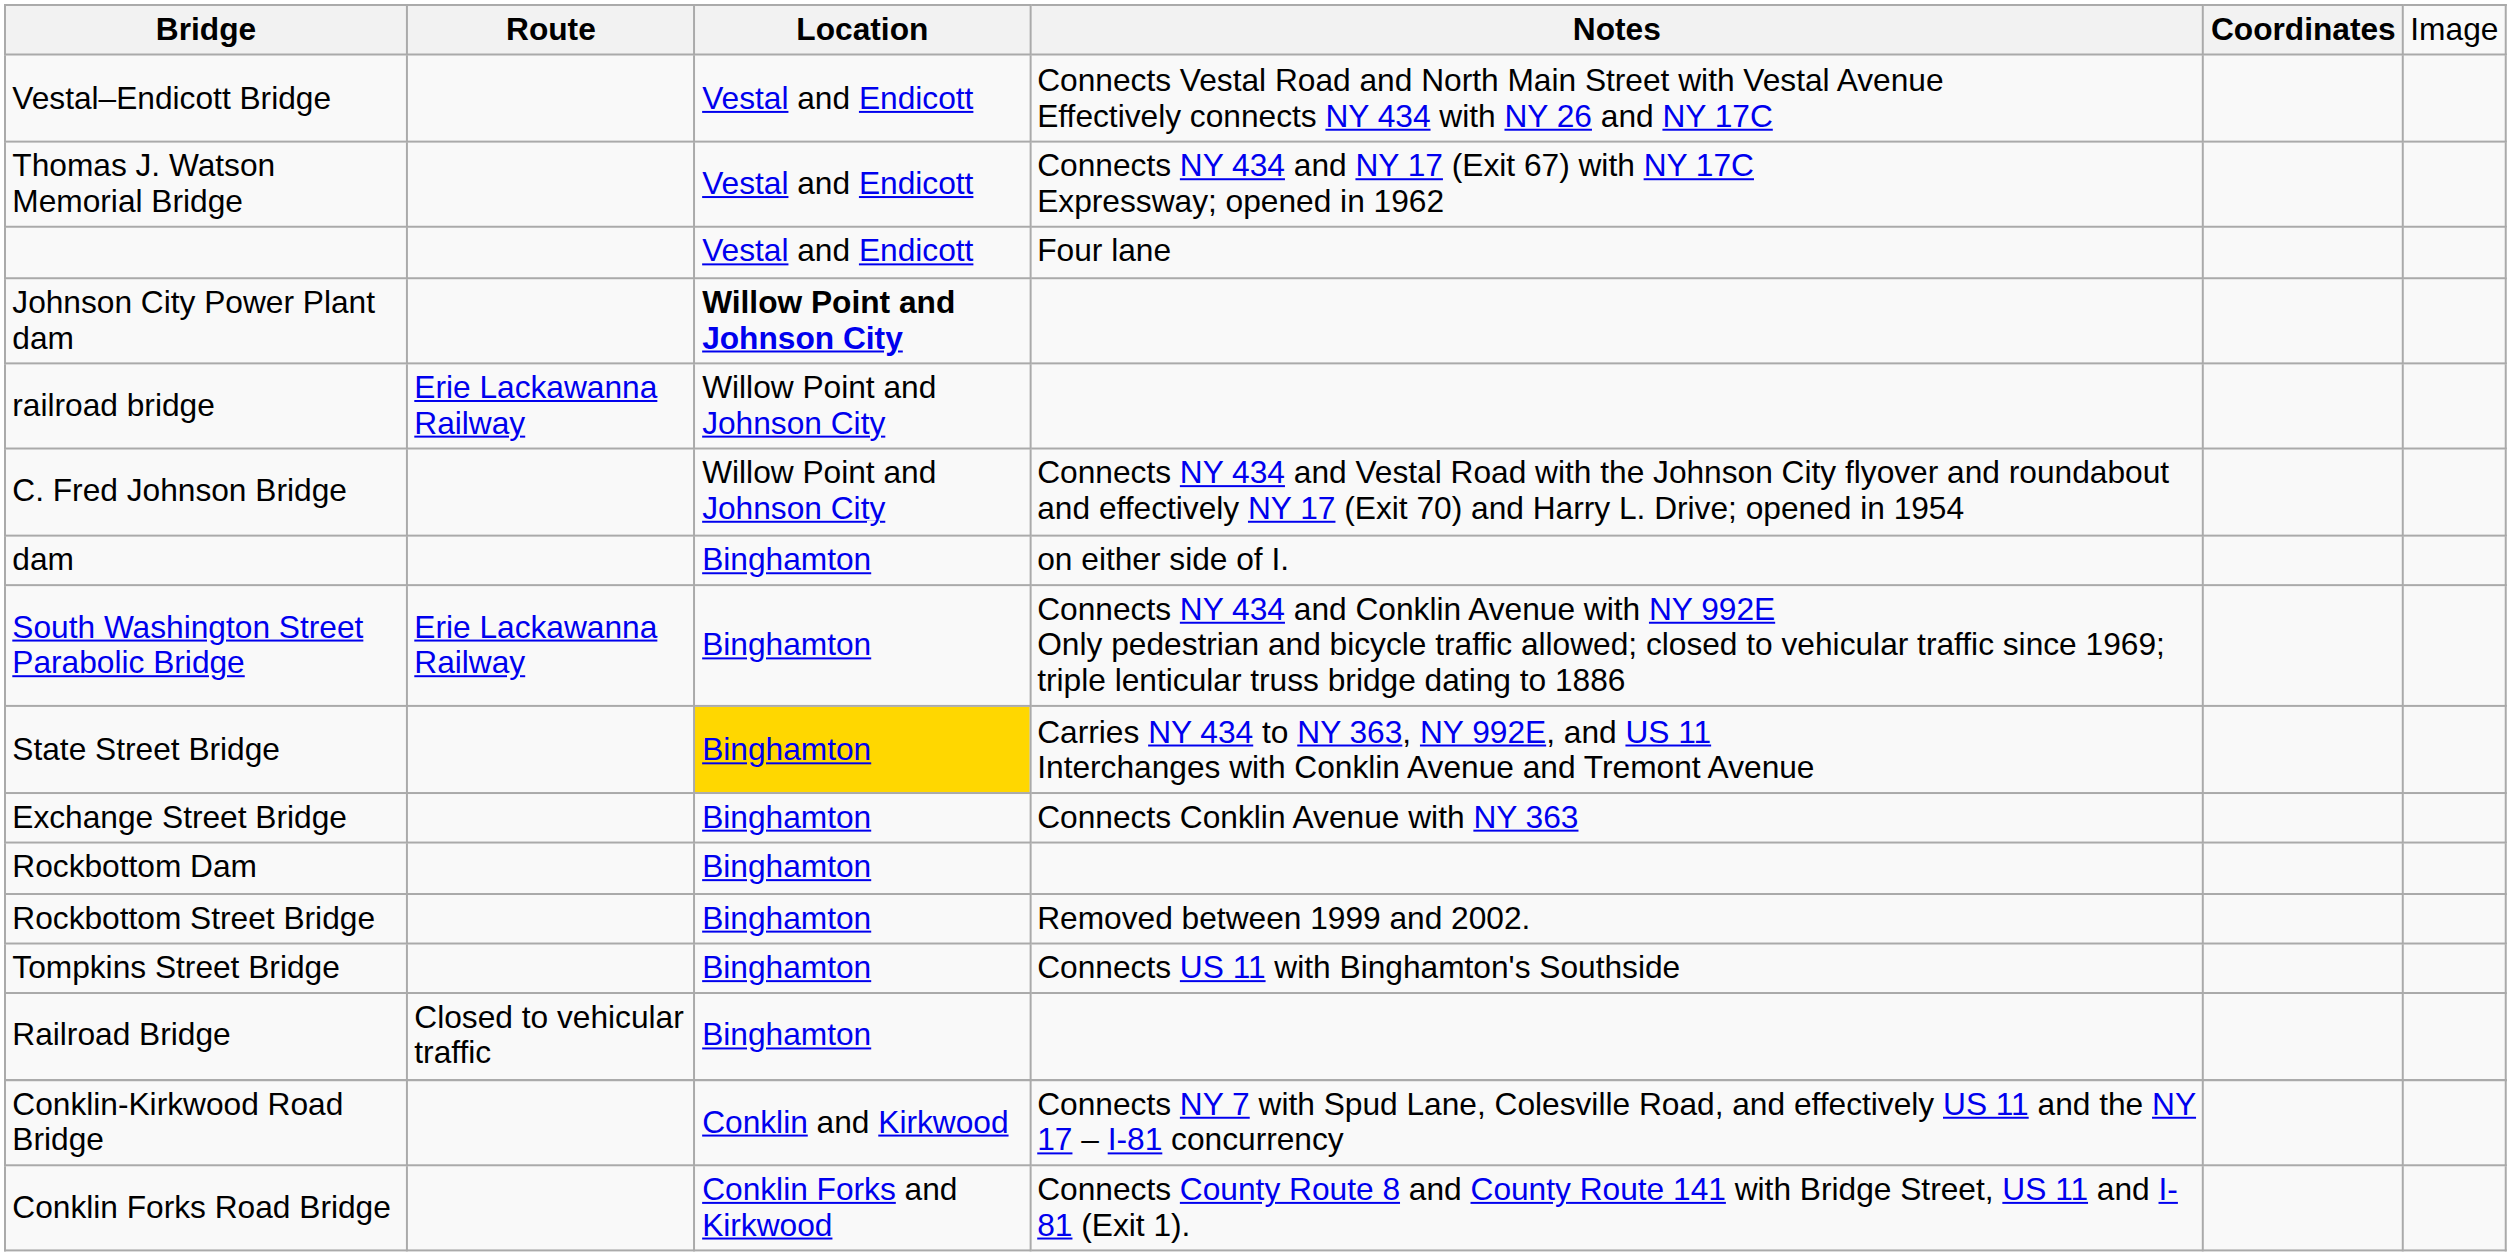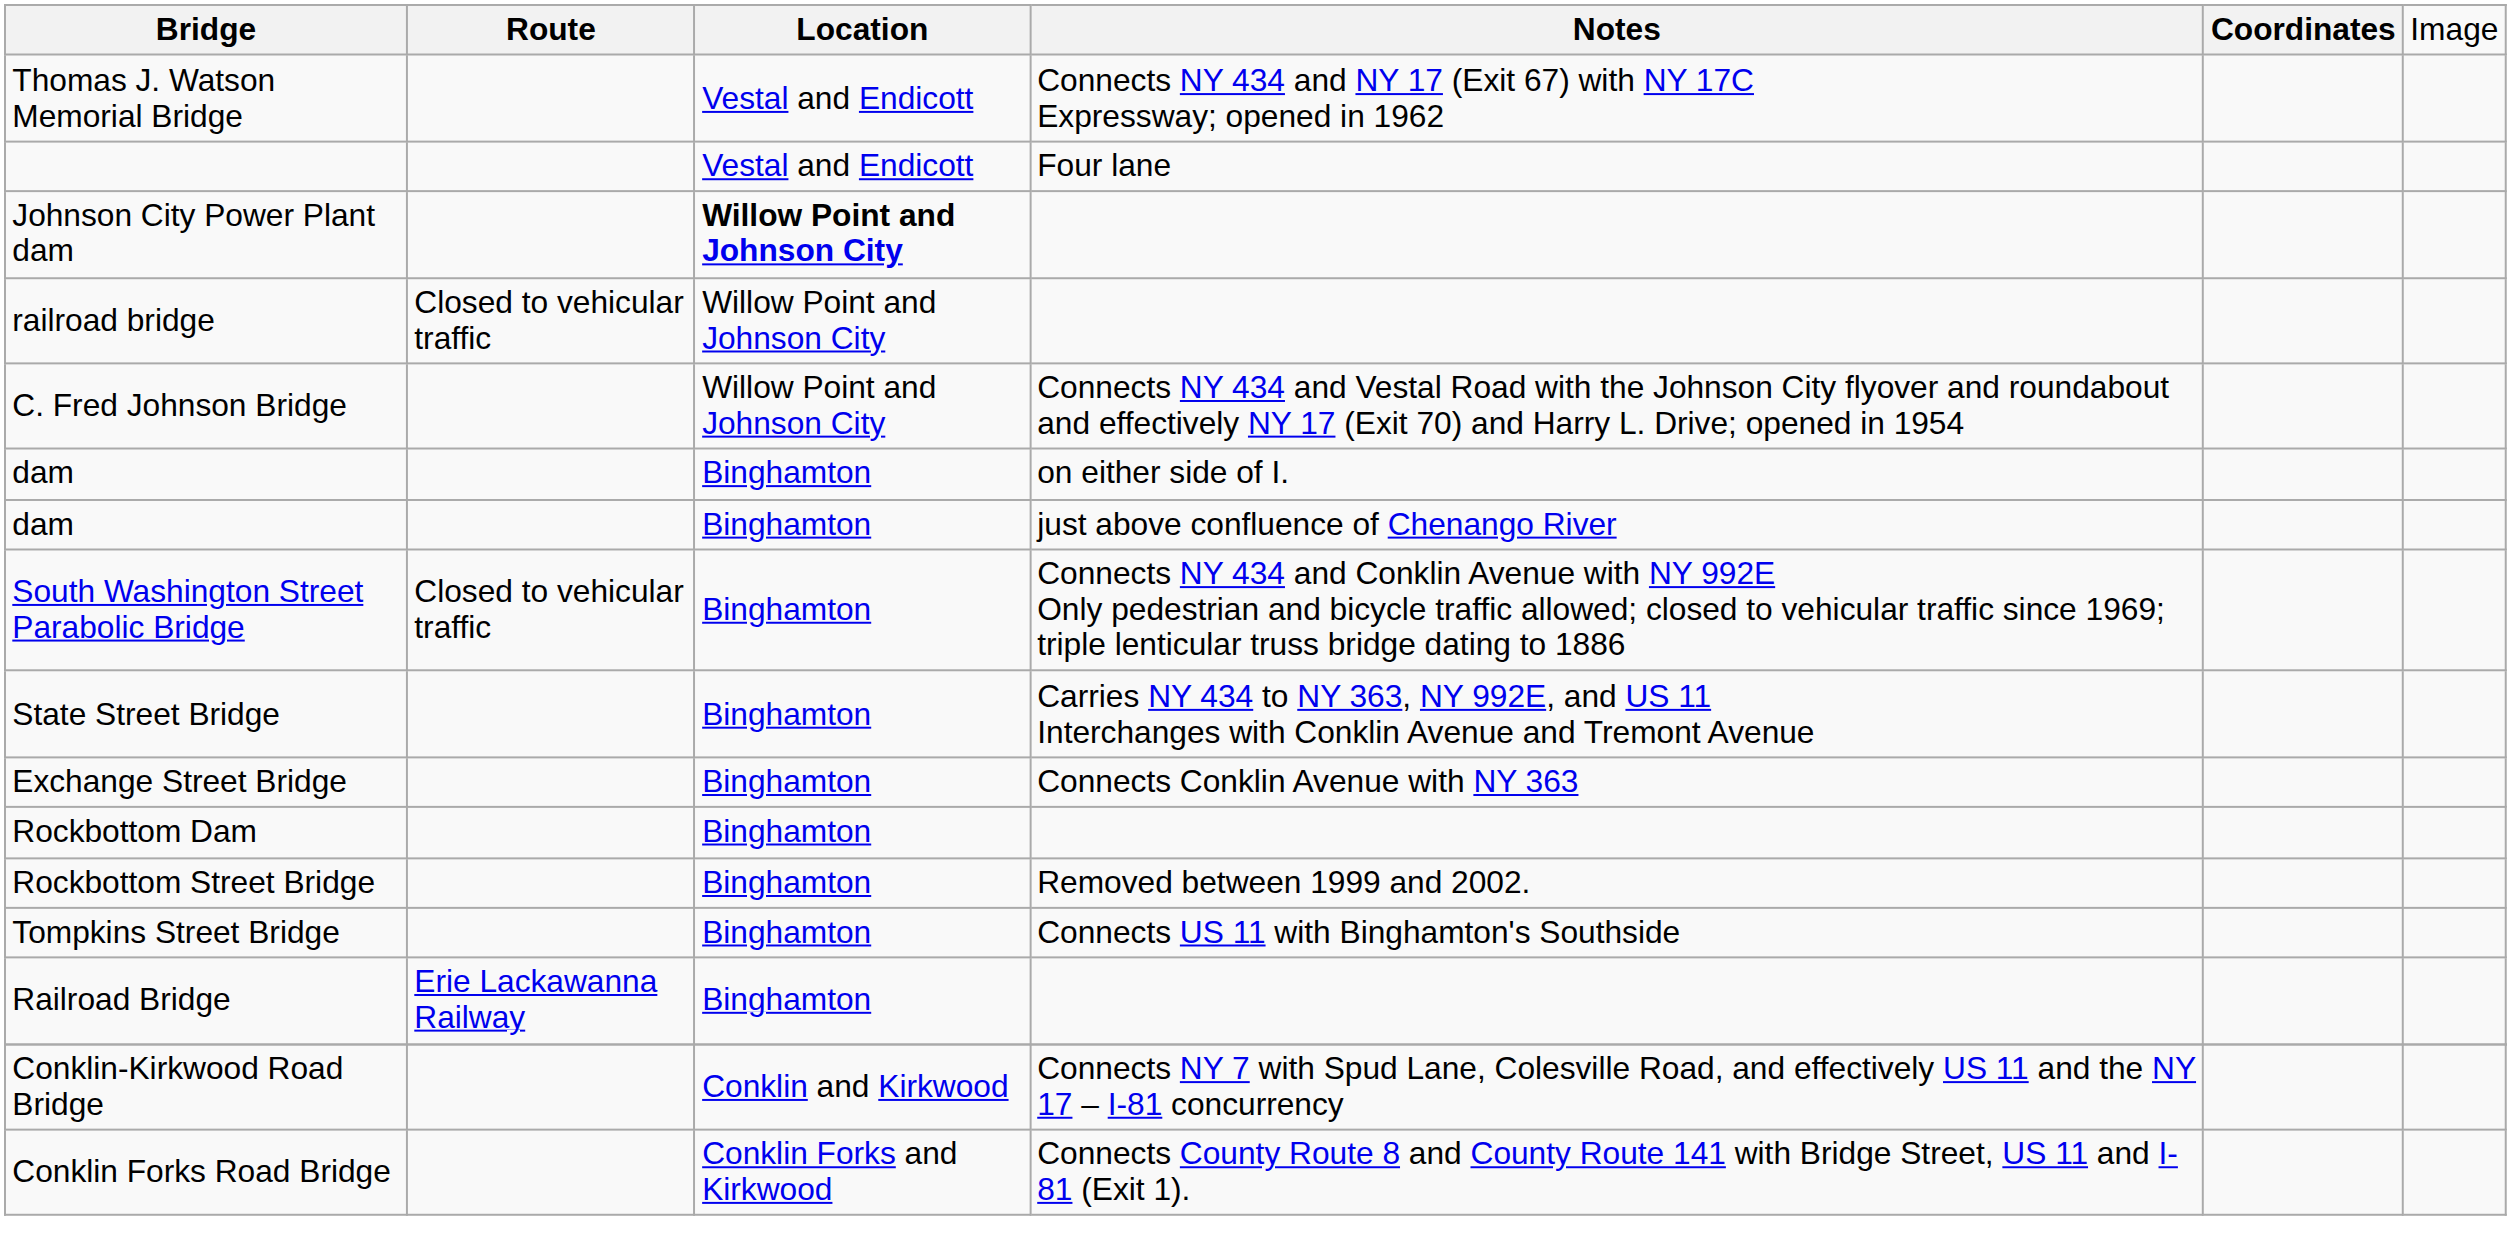- row: (172, 97)
(536, 405) Erie Lackawanna Railway -> (549, 319) Closed to vehicular traffic
+ row: (43, 523)
(536, 645) Erie Lackawanna Railway -> (549, 609) Closed to vehicular traffic
(787, 749) gold background -> (787, 713) no background
(549, 1035) Closed to vehicular traffic -> (536, 1000) Erie Lackawanna Railway
